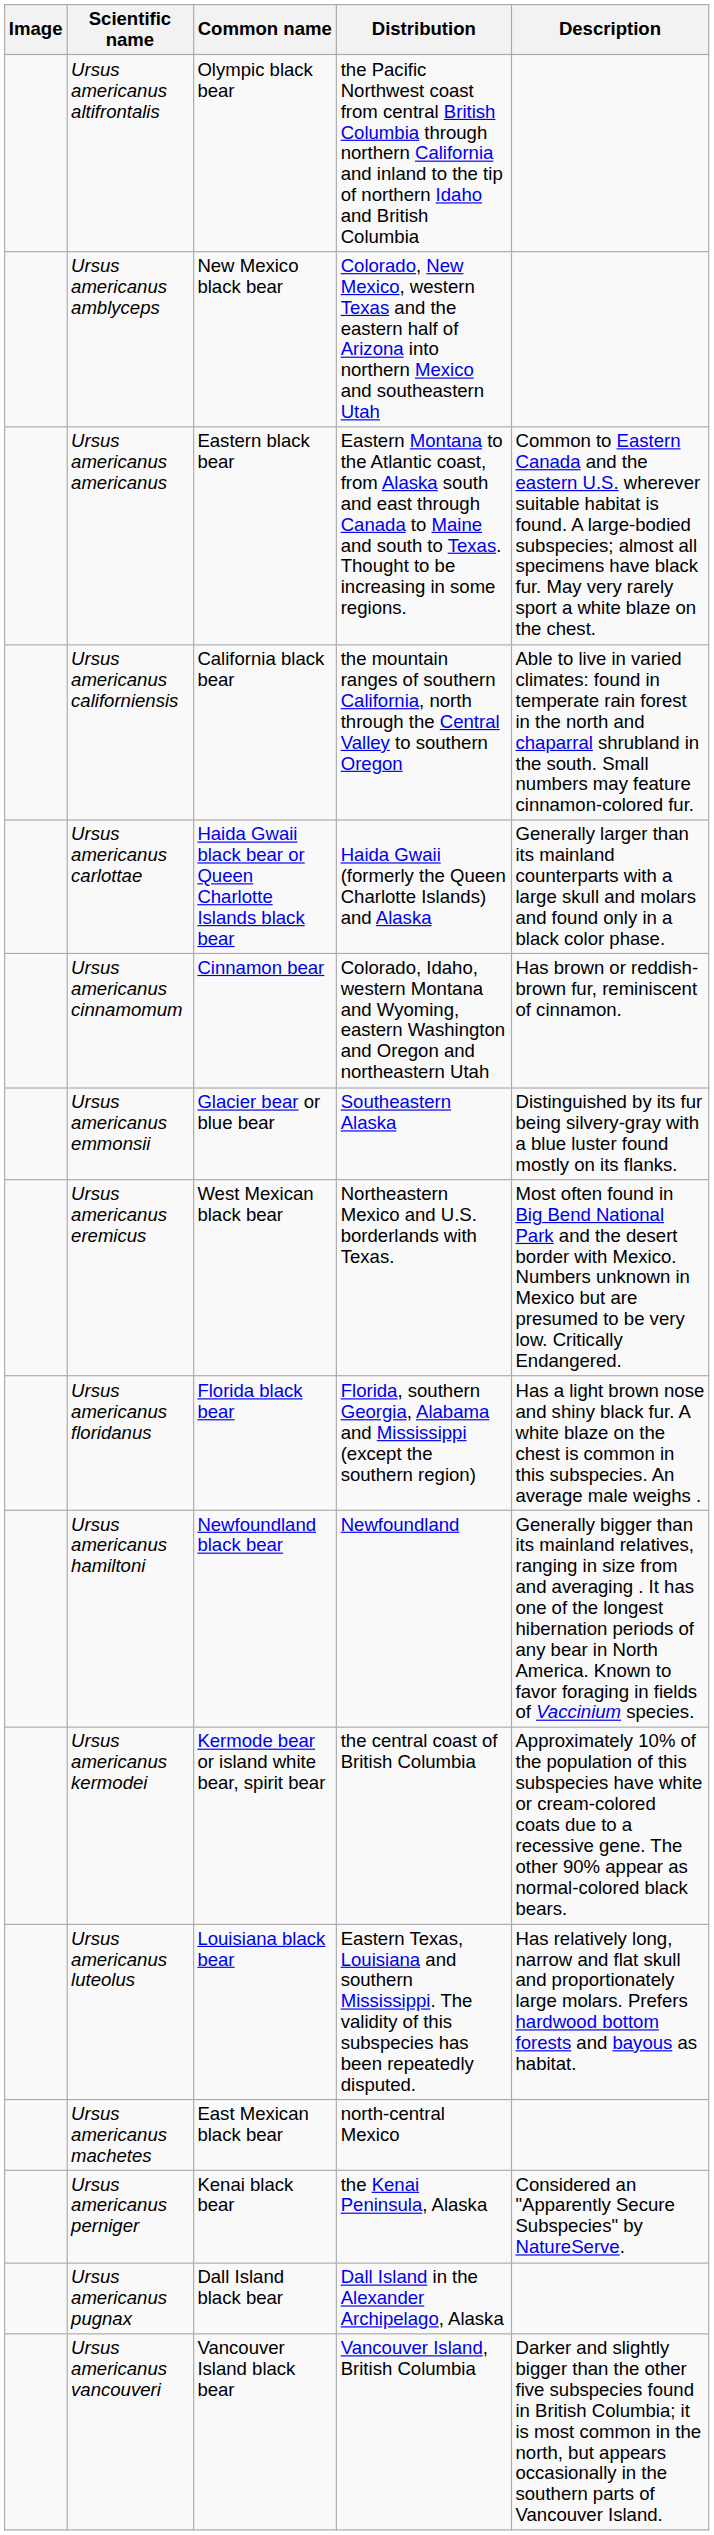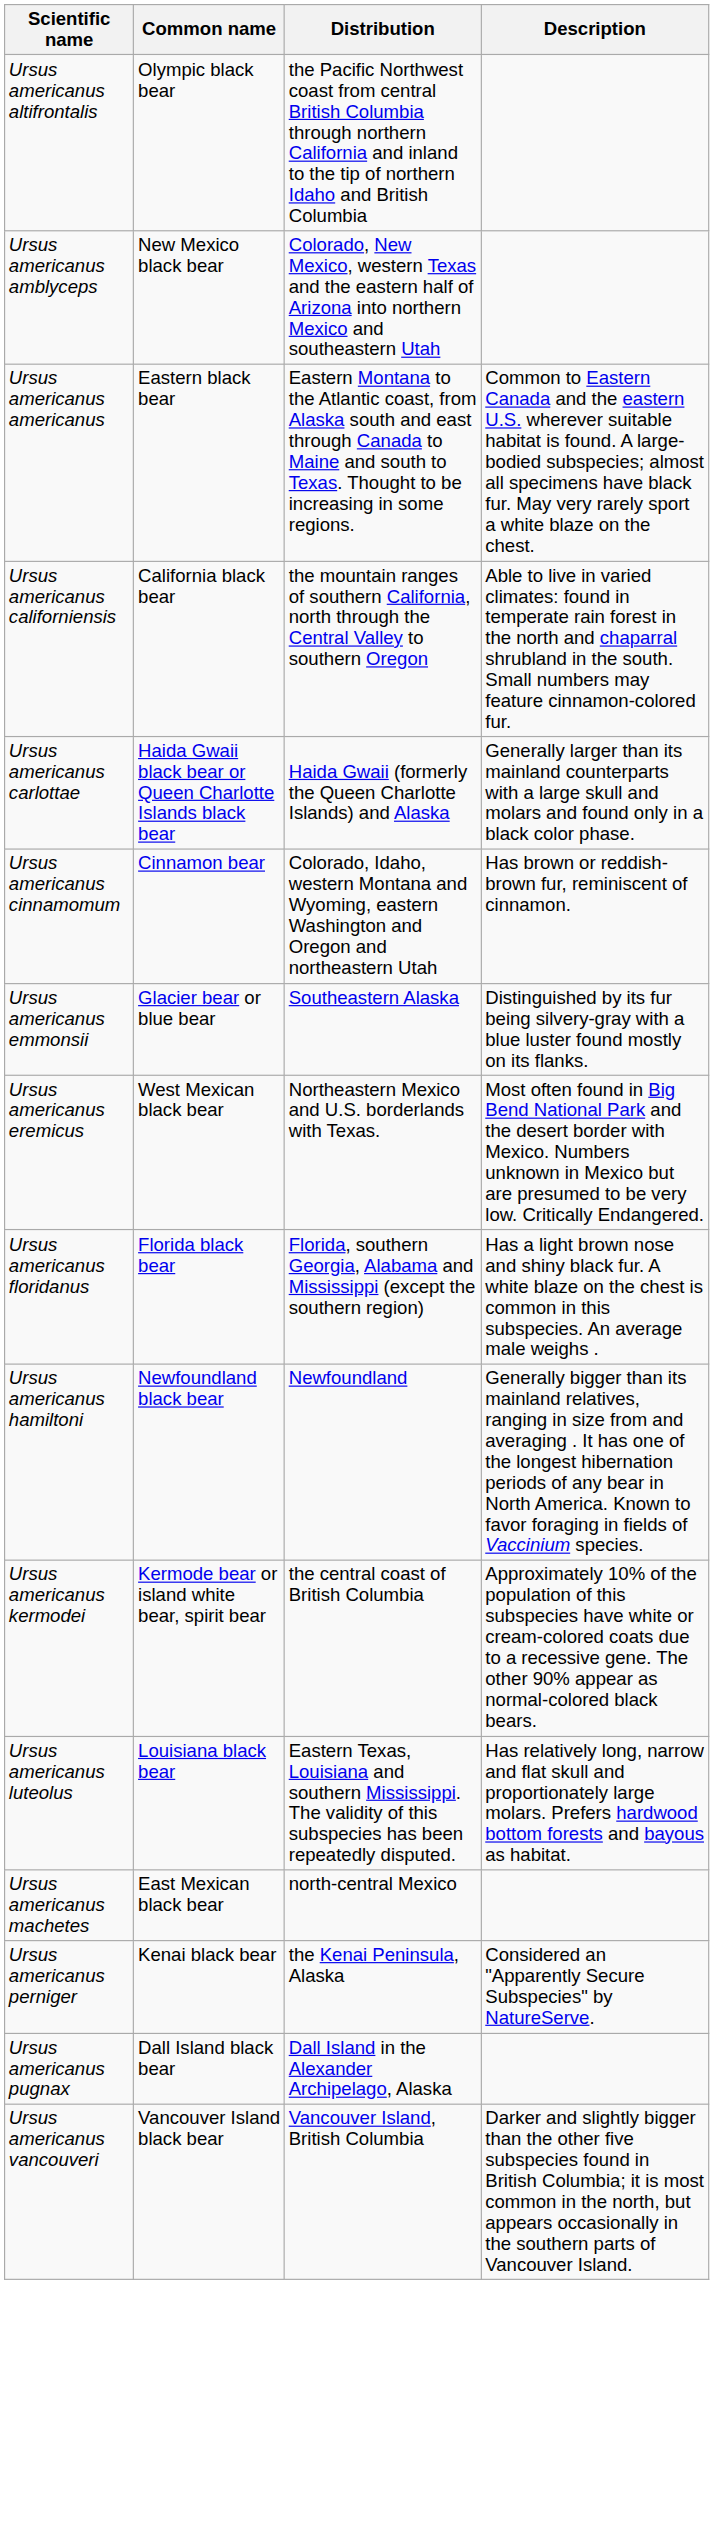- column: (36, 29)
